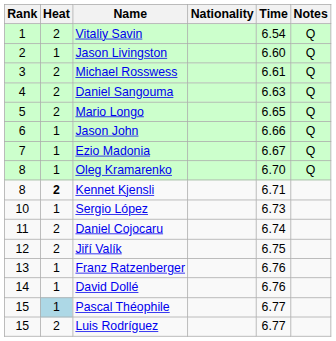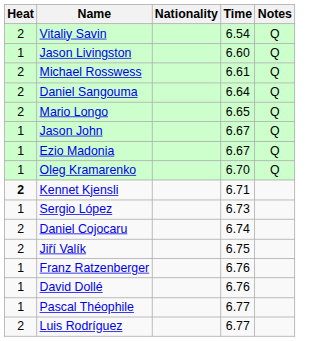- column: (22, 14)
(274, 92) 6.63 -> (238, 92) 6.64
(274, 131) 6.66 -> (238, 131) 6.67
(56, 307) lightblue background -> (21, 307) no background
